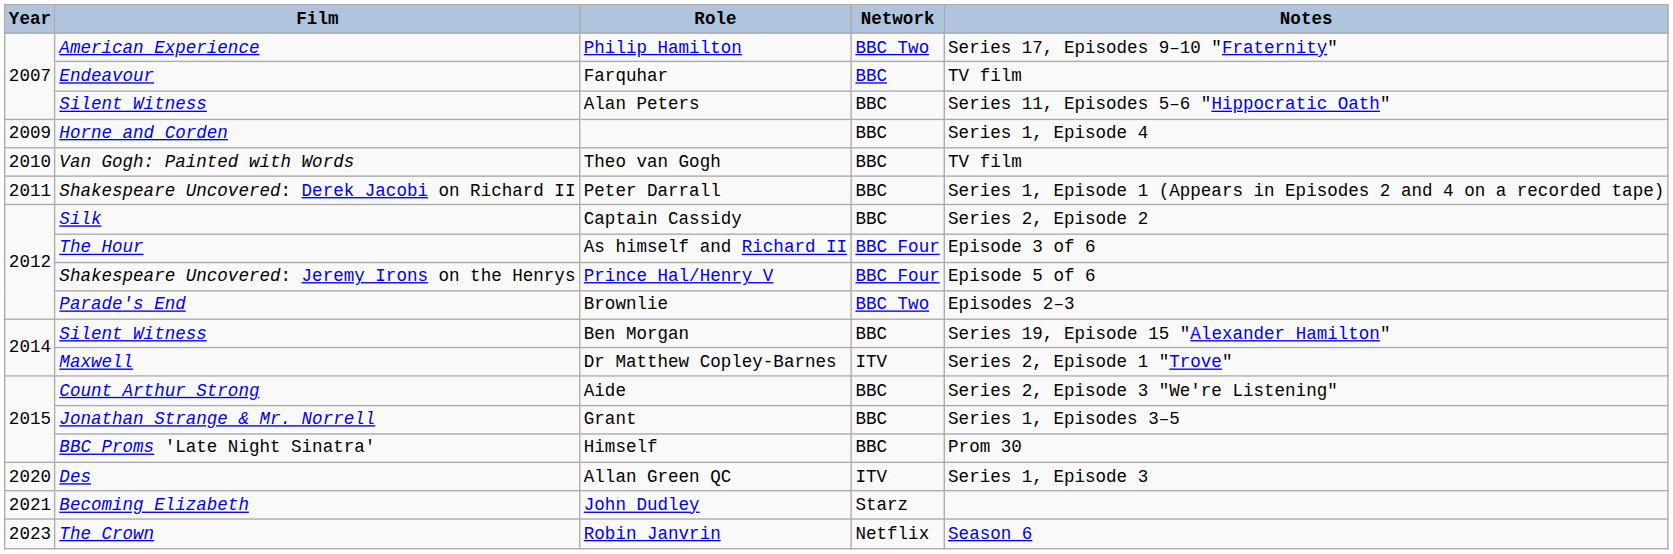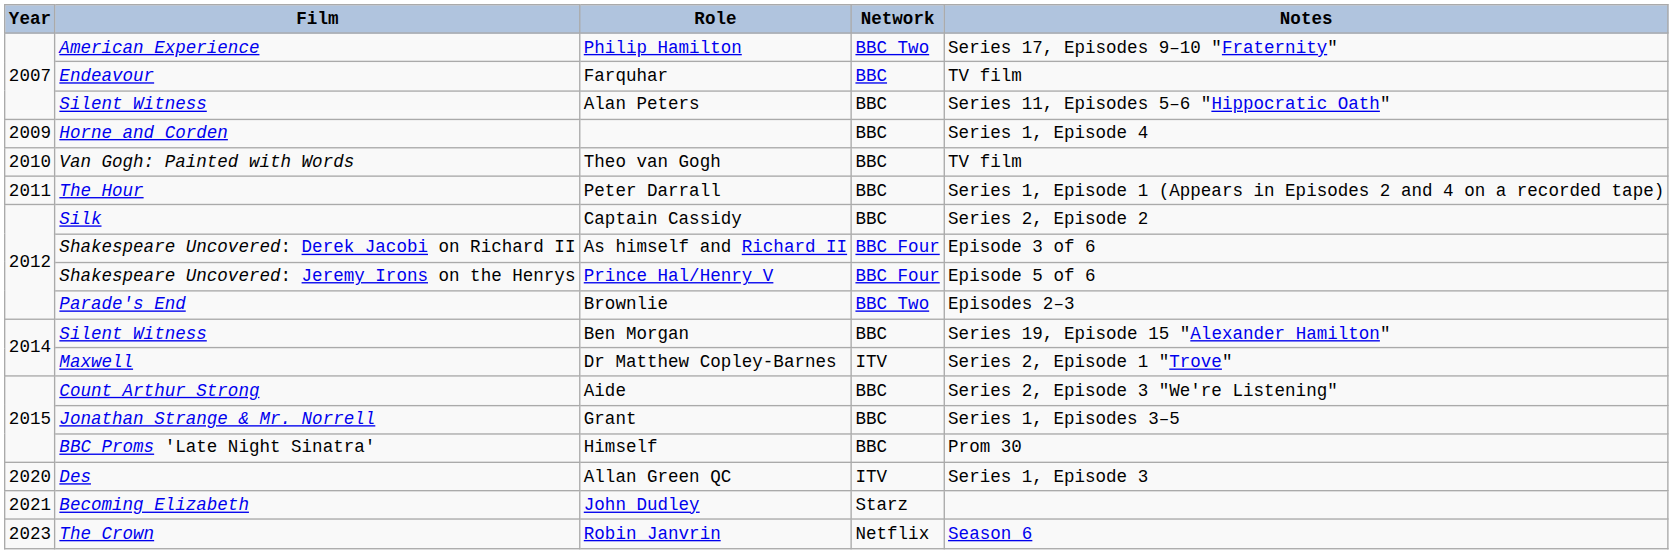(317, 191) Shakespeare Uncovered: Derek Jacobi on Richard II -> (101, 191) The Hour
(101, 248) The Hour -> (317, 248) Shakespeare Uncovered: Derek Jacobi on Richard II
